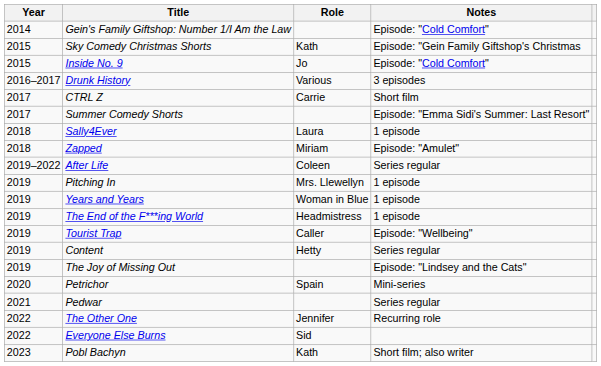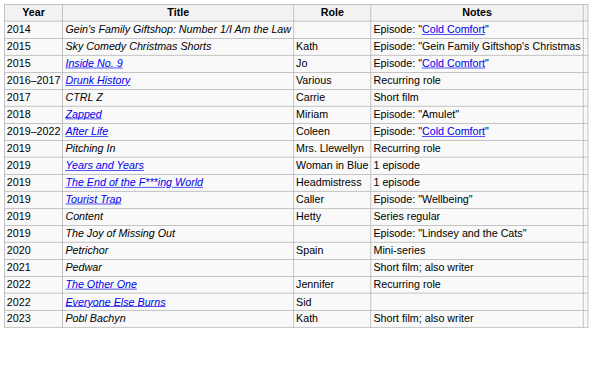(399, 81) 3 episodes -> (407, 81) Recurring role
- row: (124, 115)
- row: (91, 132)
(407, 166) Series regular -> (431, 132) Episode: "Cold Comfort"
(397, 183) 1 episode -> (407, 149) Recurring role
(407, 302) Series regular -> (423, 268) Short film; also writer
